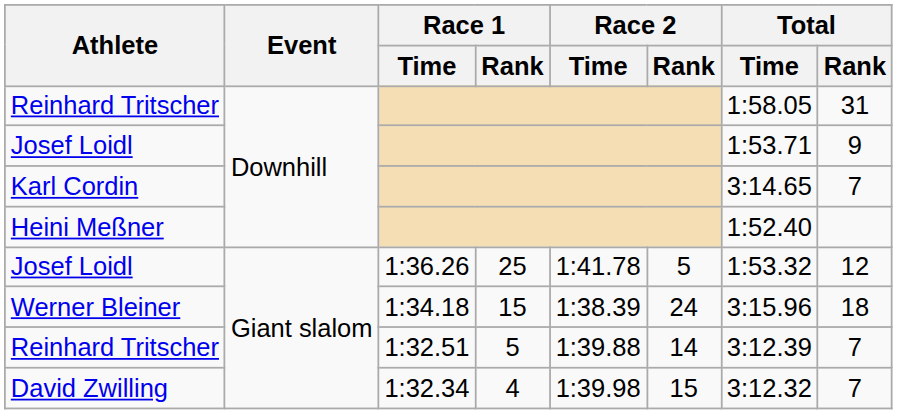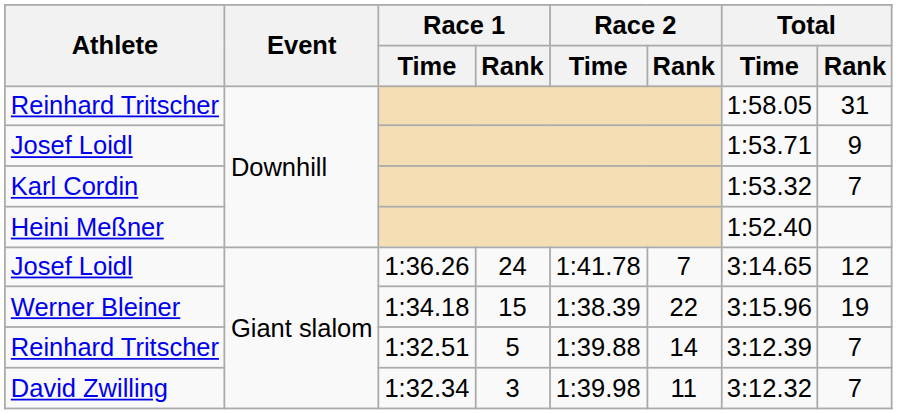(769, 186) 3:14.65 -> (769, 186) 1:53.32
(513, 267) 25 -> (513, 267) 24
(684, 267) 5 -> (684, 267) 7
(769, 267) 1:53.32 -> (769, 267) 3:14.65
(684, 307) 24 -> (684, 307) 22
(855, 307) 18 -> (855, 307) 19
(513, 388) 4 -> (513, 388) 3
(684, 388) 15 -> (684, 388) 11
